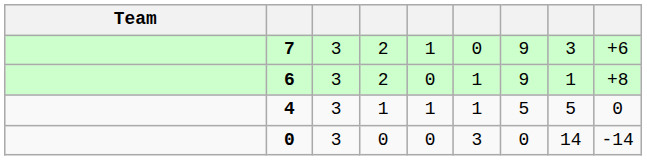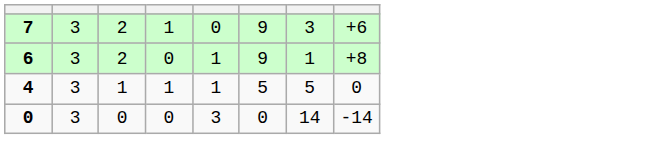- column: (135, 19)
